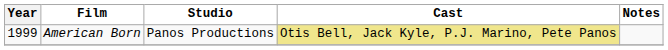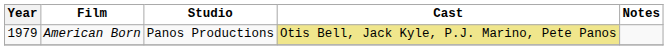(22, 35) 1999 -> (22, 35) 1979
